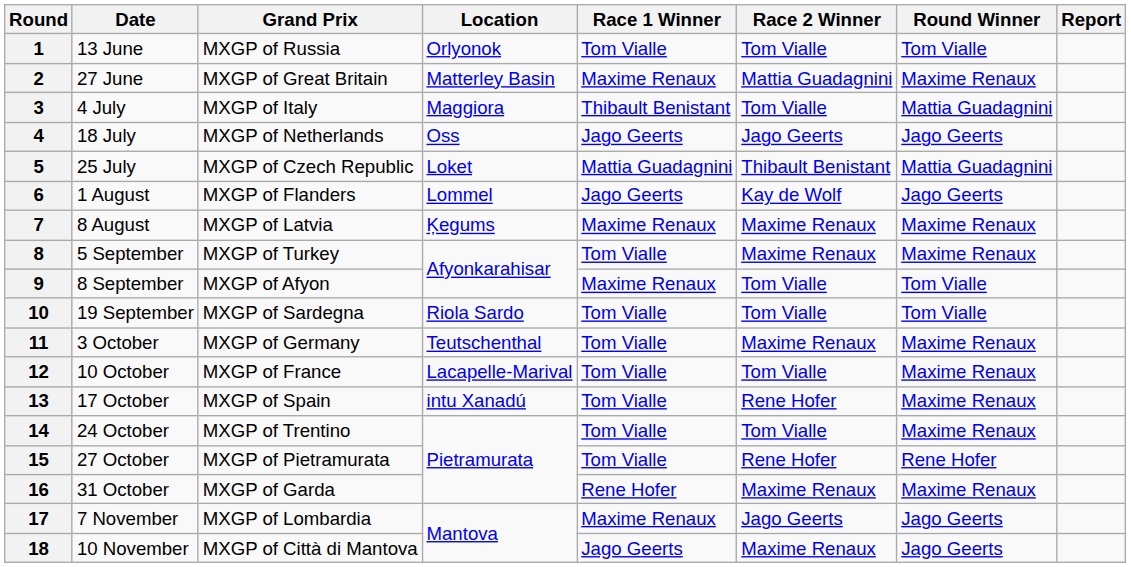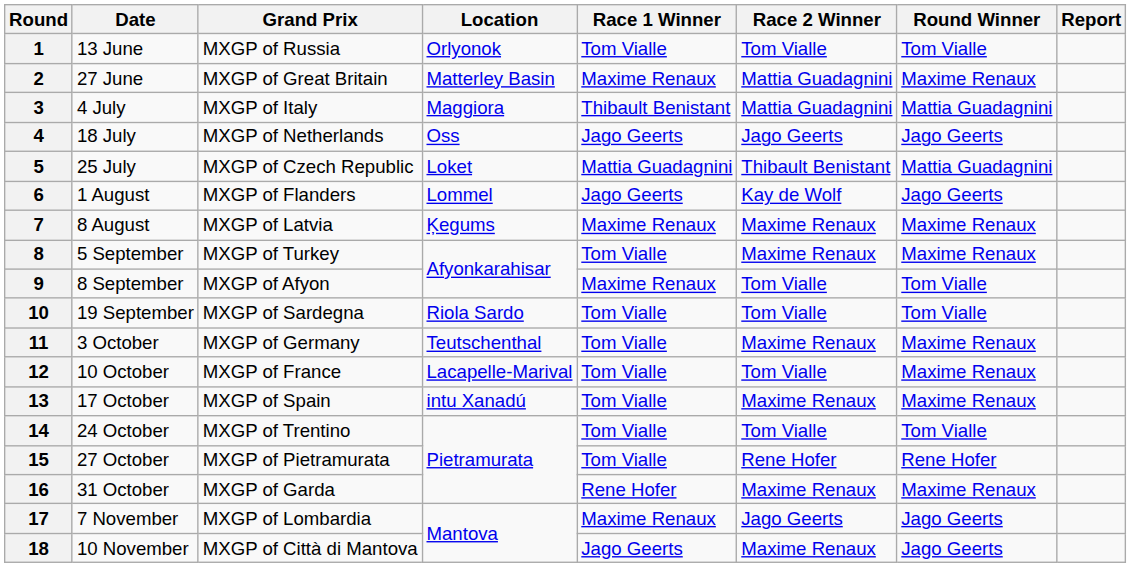(784, 107) Tom Vialle -> (817, 107) Mattia Guadagnini
(789, 401) Rene Hofer -> (809, 401) Maxime Renaux
(969, 430) Maxime Renaux -> (944, 430) Tom Vialle
